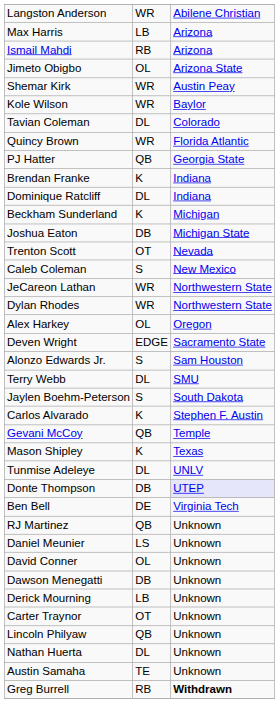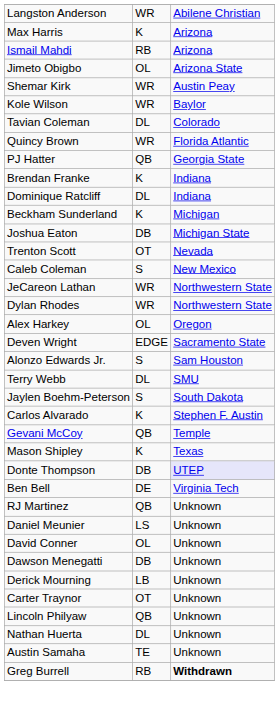(142, 31) LB -> (139, 31) K
- row: (51, 470)
